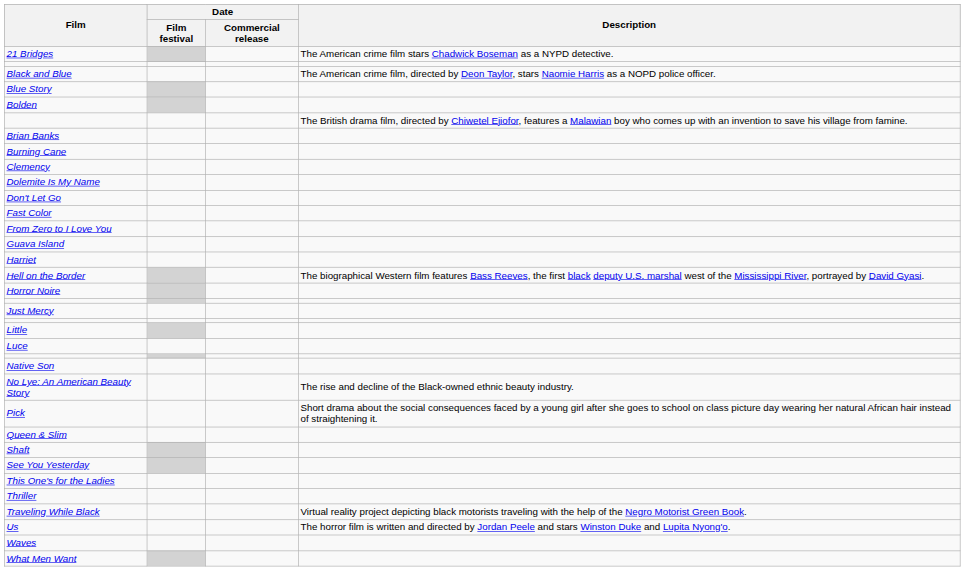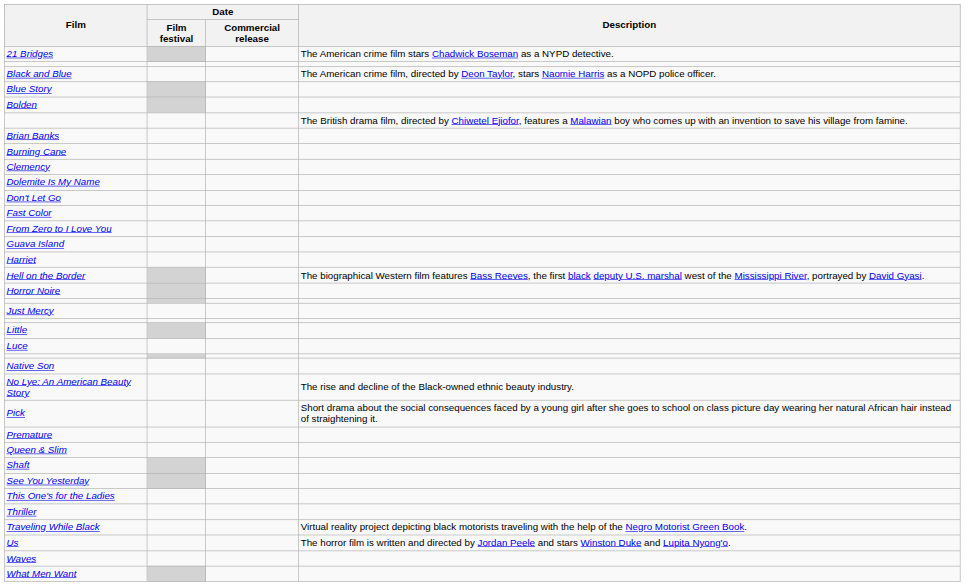+ row: (29, 434)
